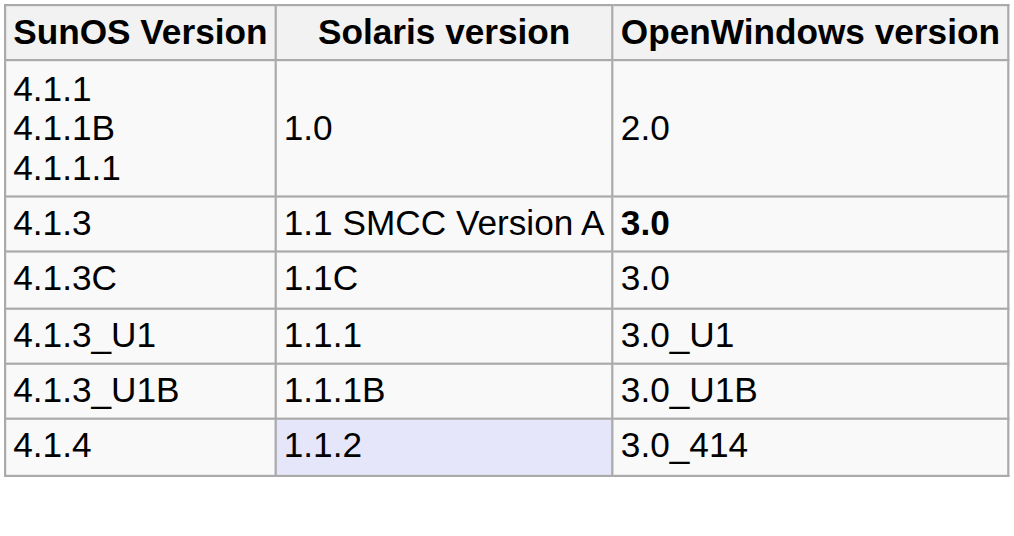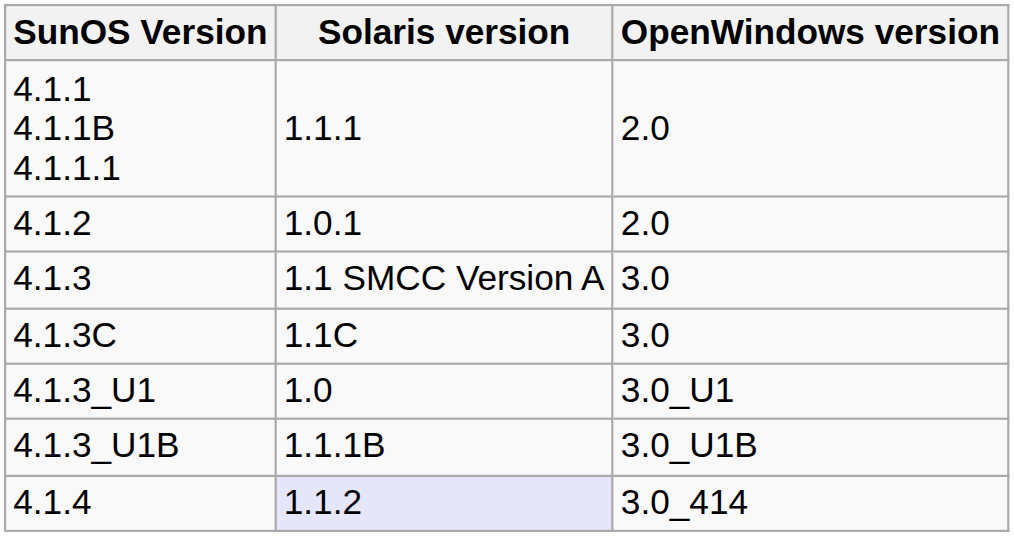(308, 127) 1.0 -> (323, 127) 1.1.1
+ row: (52, 223)
(645, 223) bold -> (645, 279) normal
(323, 334) 1.1.1 -> (308, 390) 1.0
